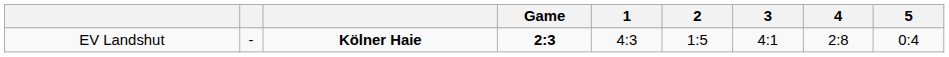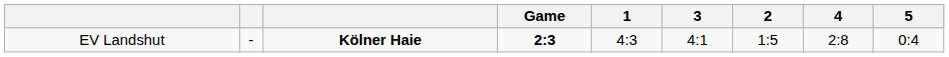columns swapped: (697, 16) <-> (768, 16)
